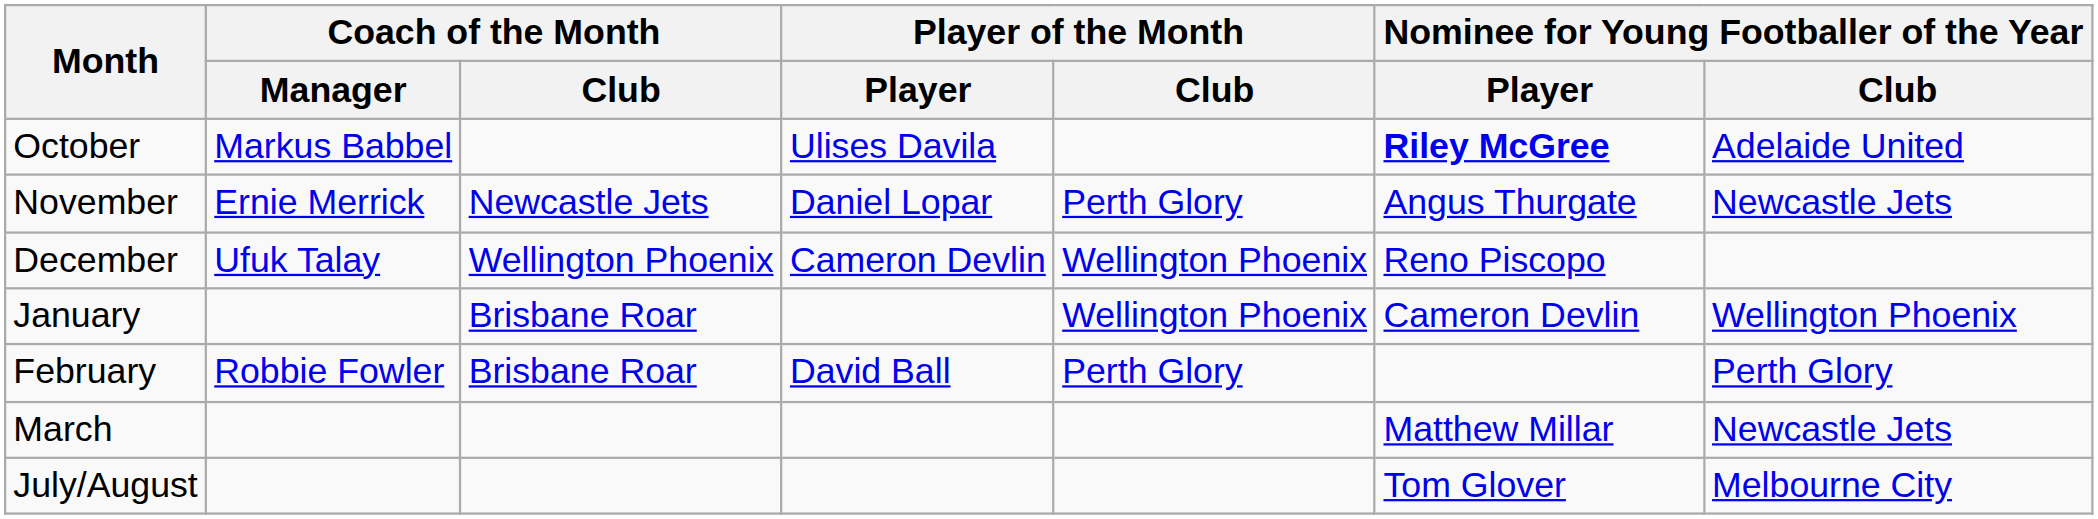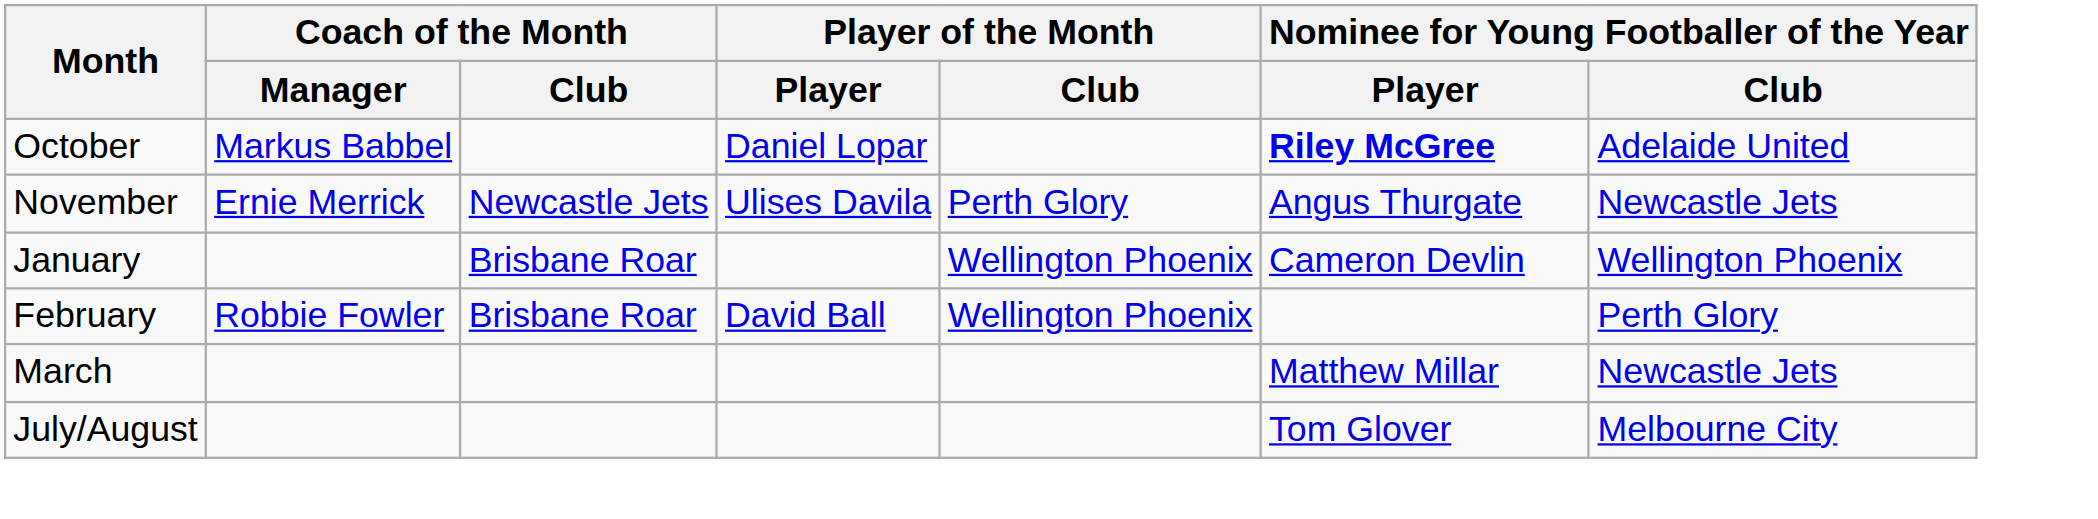(893, 145) Ulises Davila -> (826, 145) Daniel Lopar
(891, 202) Daniel Lopar -> (828, 202) Ulises Davila
- row: (96, 259)
(1152, 372) Perth Glory -> (1100, 315) Wellington Phoenix
